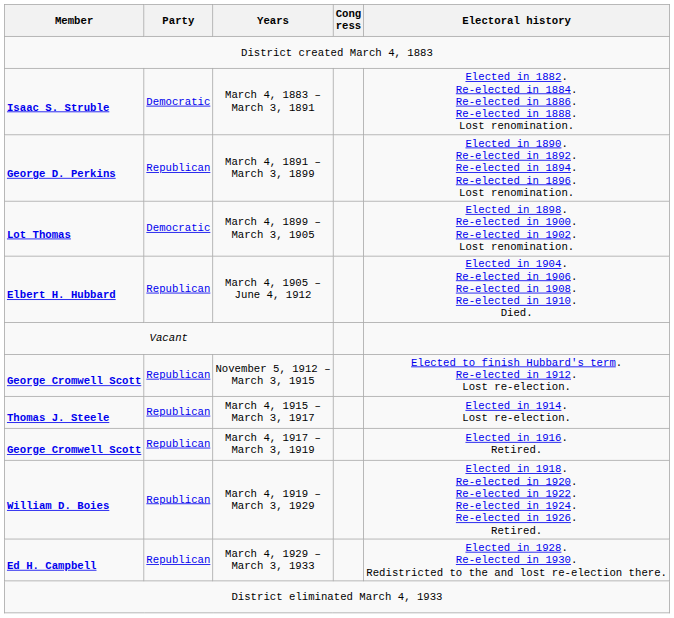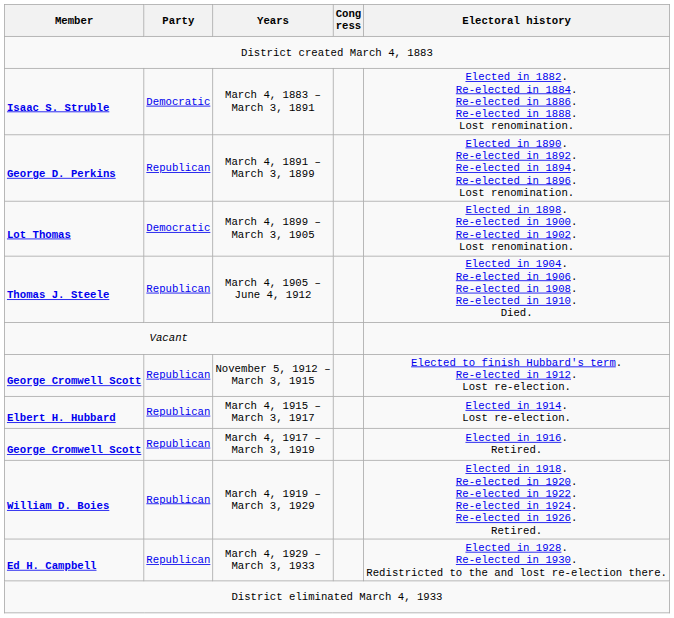(61, 295) Elbert H. Hubbard -> (58, 295) Thomas J. Steele
(58, 418) Thomas J. Steele -> (61, 418) Elbert H. Hubbard
